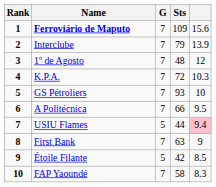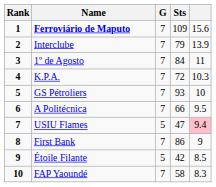(180, 61) 48 -> (180, 61) 84
(200, 61) 12 -> (200, 61) 11
(180, 126) 44 -> (180, 126) 47
(180, 142) 63 -> (180, 142) 86
